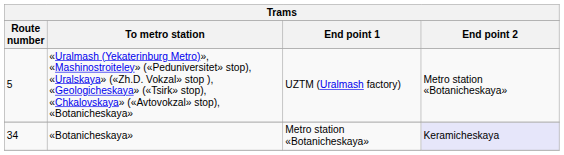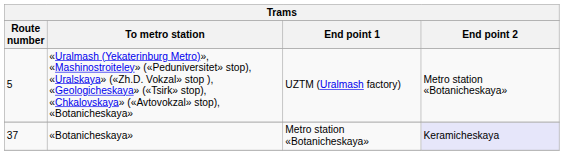(12, 136) 34 -> (12, 136) 37
